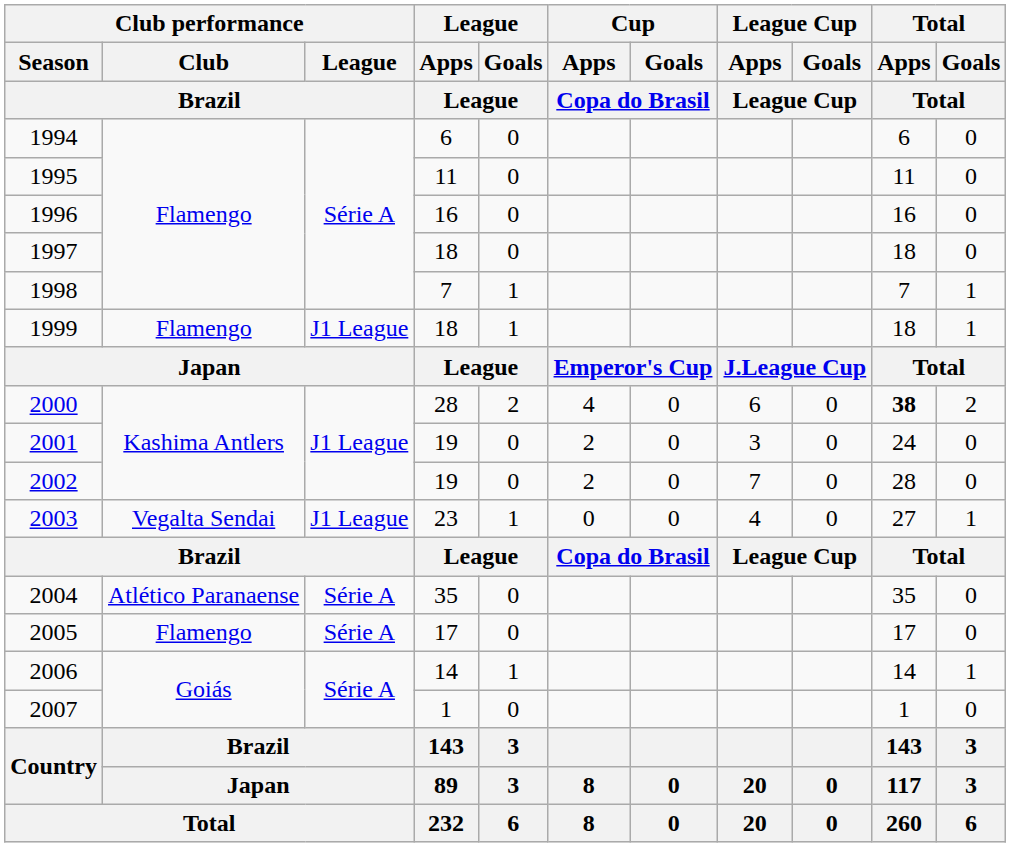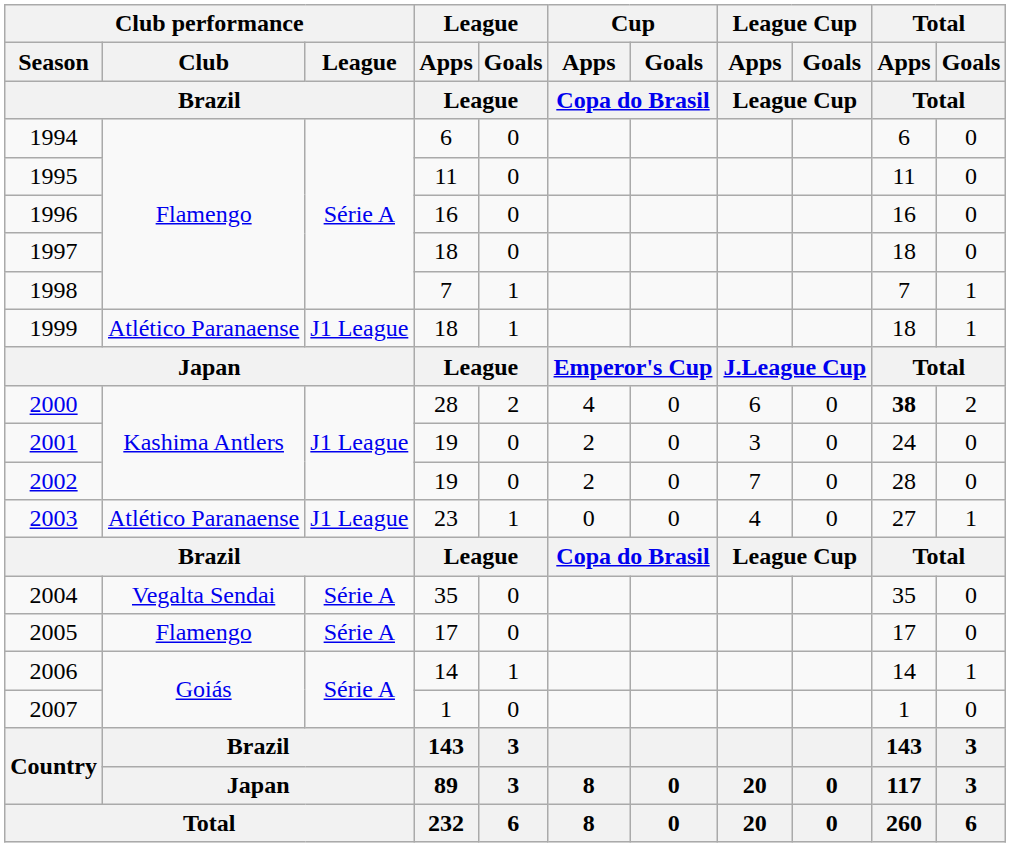(204, 328) Flamengo -> (204, 328) Atlético Paranaense
(204, 518) Vegalta Sendai -> (204, 518) Atlético Paranaense
(204, 594) Atlético Paranaense -> (204, 594) Vegalta Sendai
